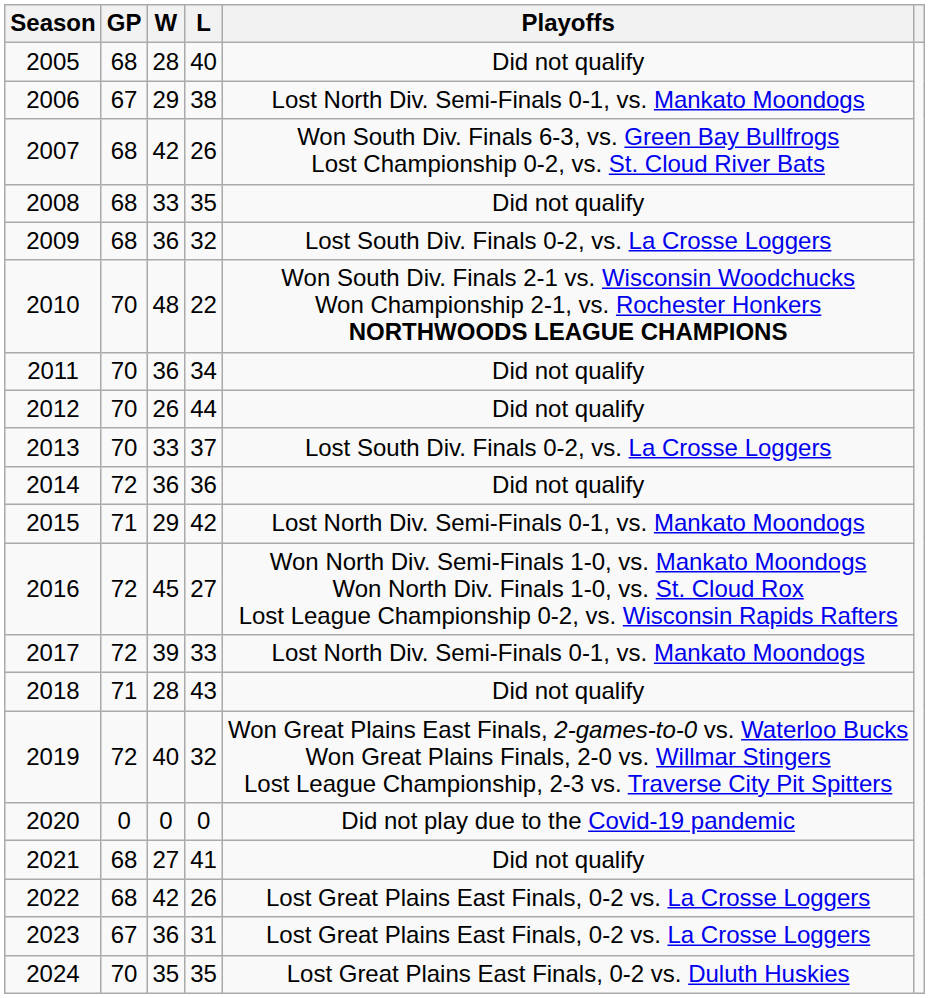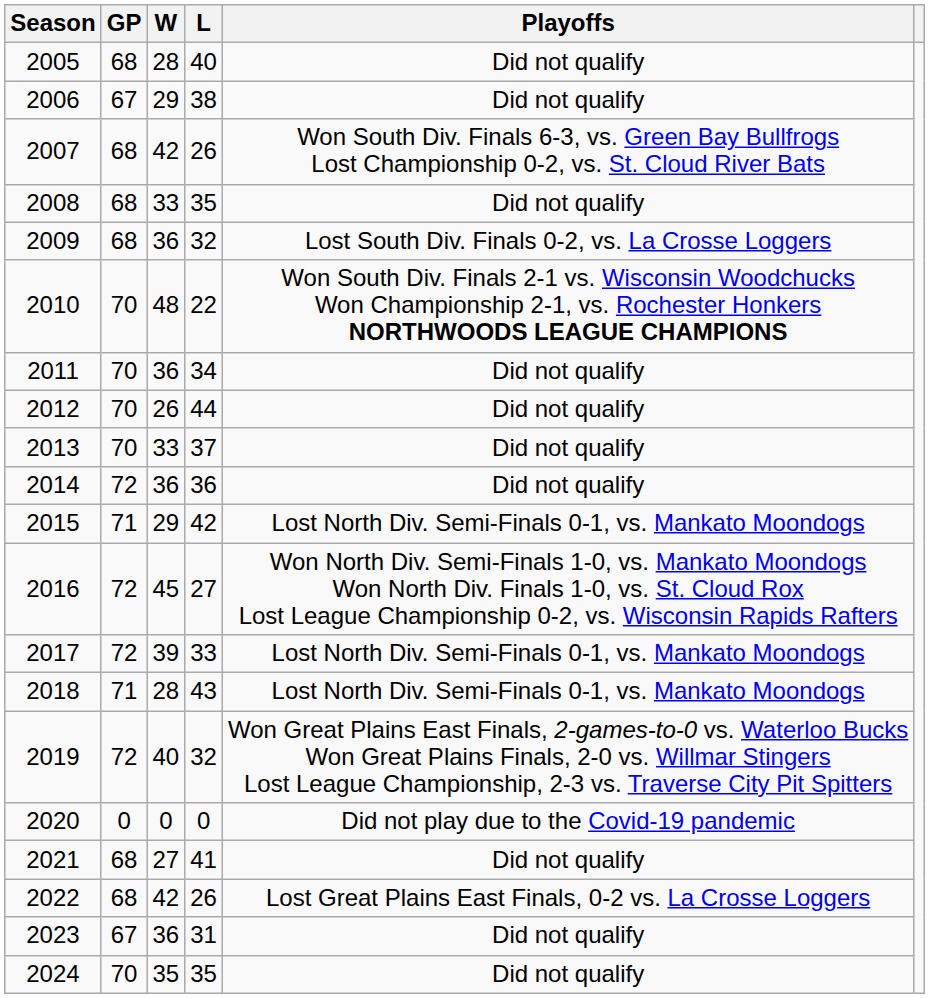(568, 99) Lost North Div. Semi-Finals 0-1, vs. Mankato Moondogs -> (568, 99) Did not qualify
(568, 447) Lost South Div. Finals 0-2, vs. La Crosse Loggers -> (568, 447) Did not qualify
(568, 691) Did not qualify -> (568, 691) Lost North Div. Semi-Finals 0-1, vs. Mankato Moondogs
(568, 935) Lost Great Plains East Finals, 0-2 vs. La Crosse Loggers -> (568, 935) Did not qualify
(568, 973) Lost Great Plains East Finals, 0-2 vs. Duluth Huskies -> (568, 973) Did not qualify
